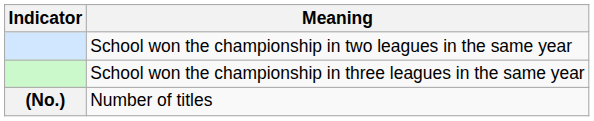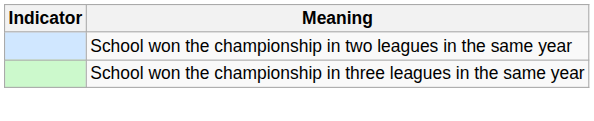- row: (151, 101)
